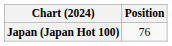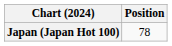(145, 31) 76 -> (145, 31) 78
